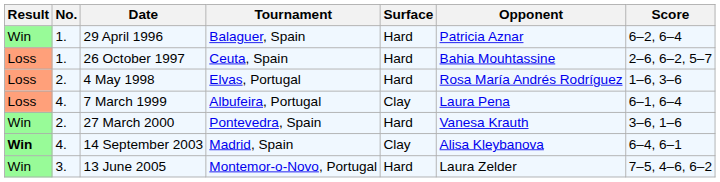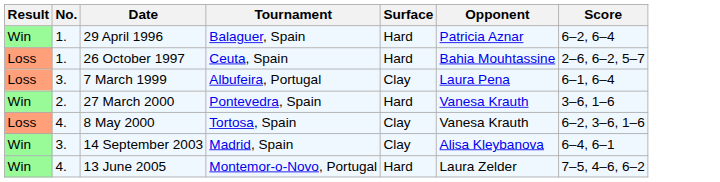- row: (119, 79)
(61, 101) 4. -> (61, 79) 3.
+ row: (119, 123)
(20, 144) bold -> (19, 144) normal
(61, 144) 4. -> (61, 144) 3.
(61, 166) 3. -> (61, 166) 4.
